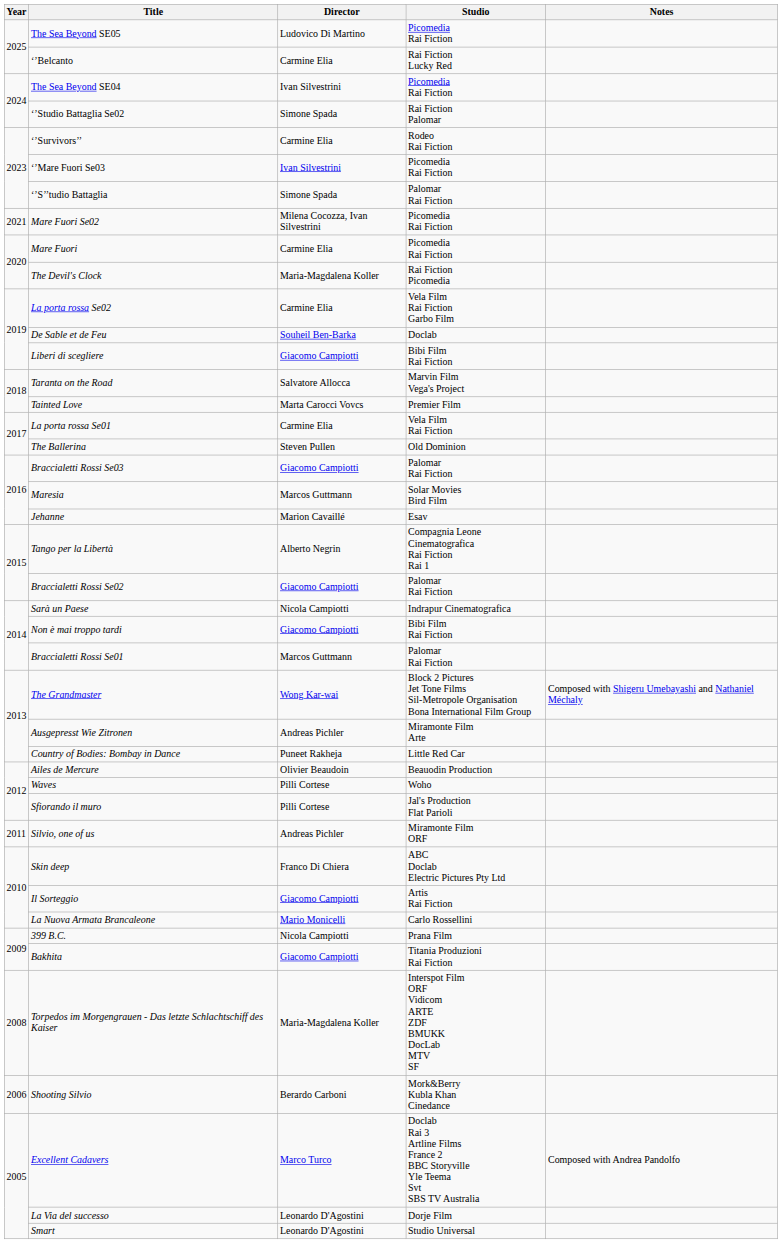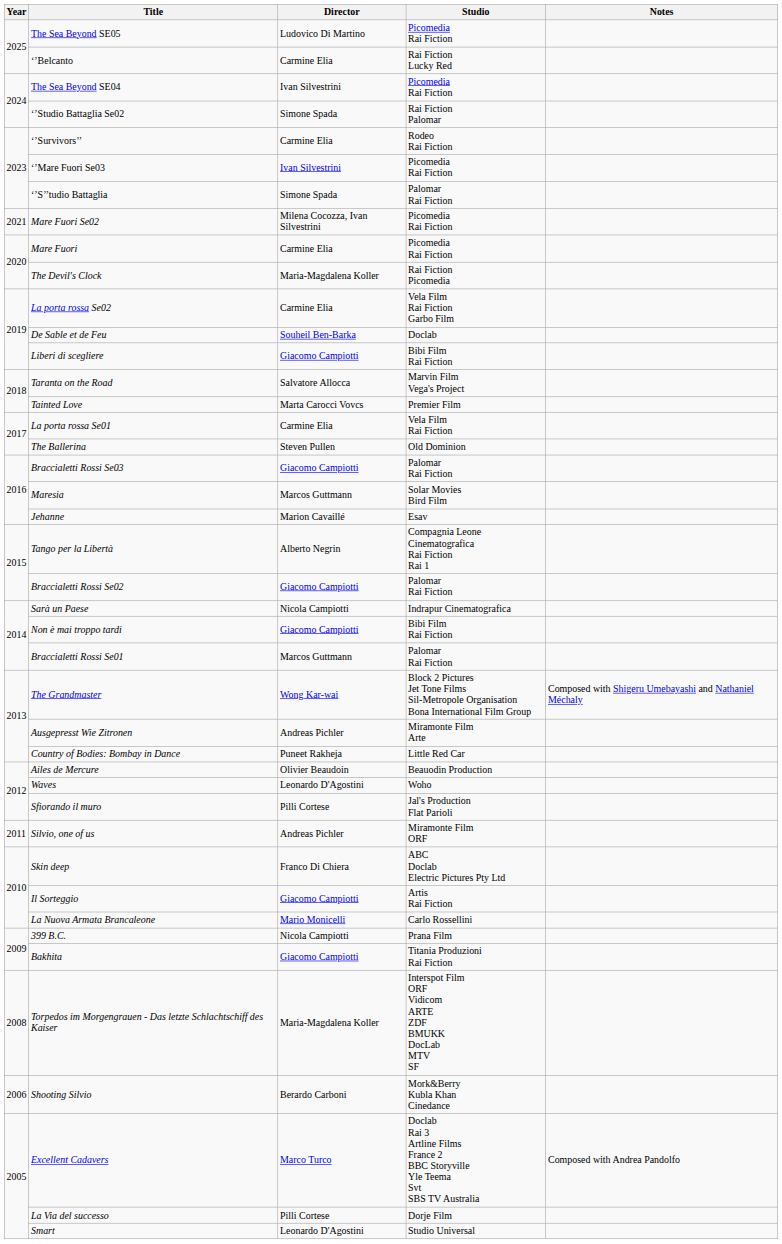(305, 785) Pilli Cortese -> (322, 785) Leonardo D'Agostini
(322, 1215) Leonardo D'Agostini -> (305, 1215) Pilli Cortese
